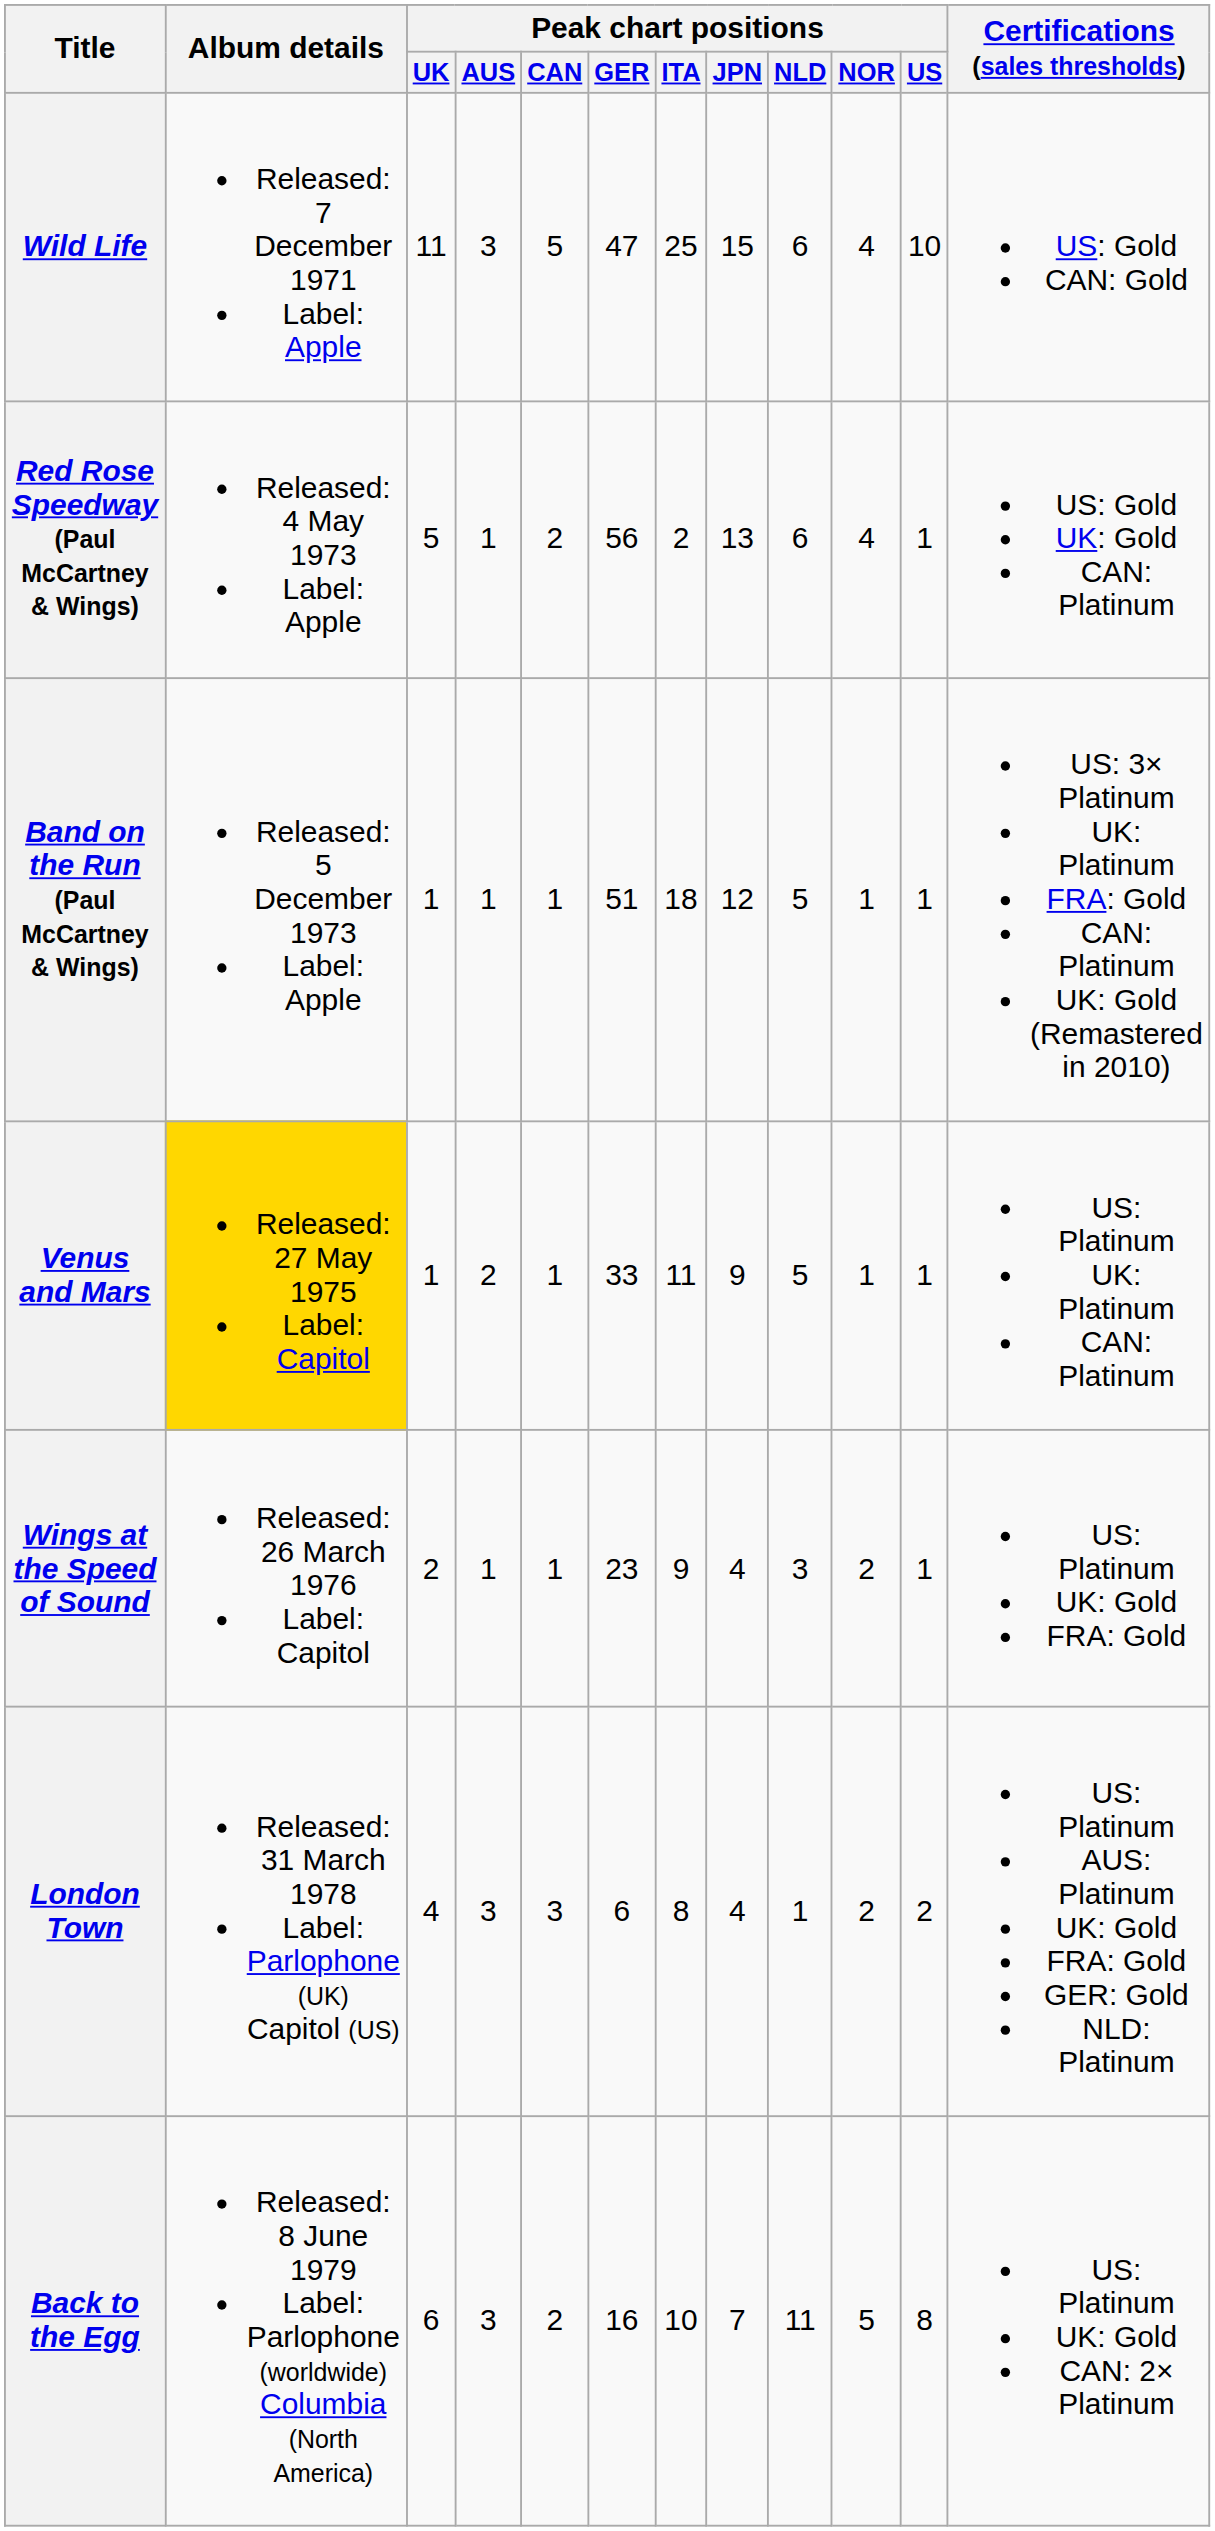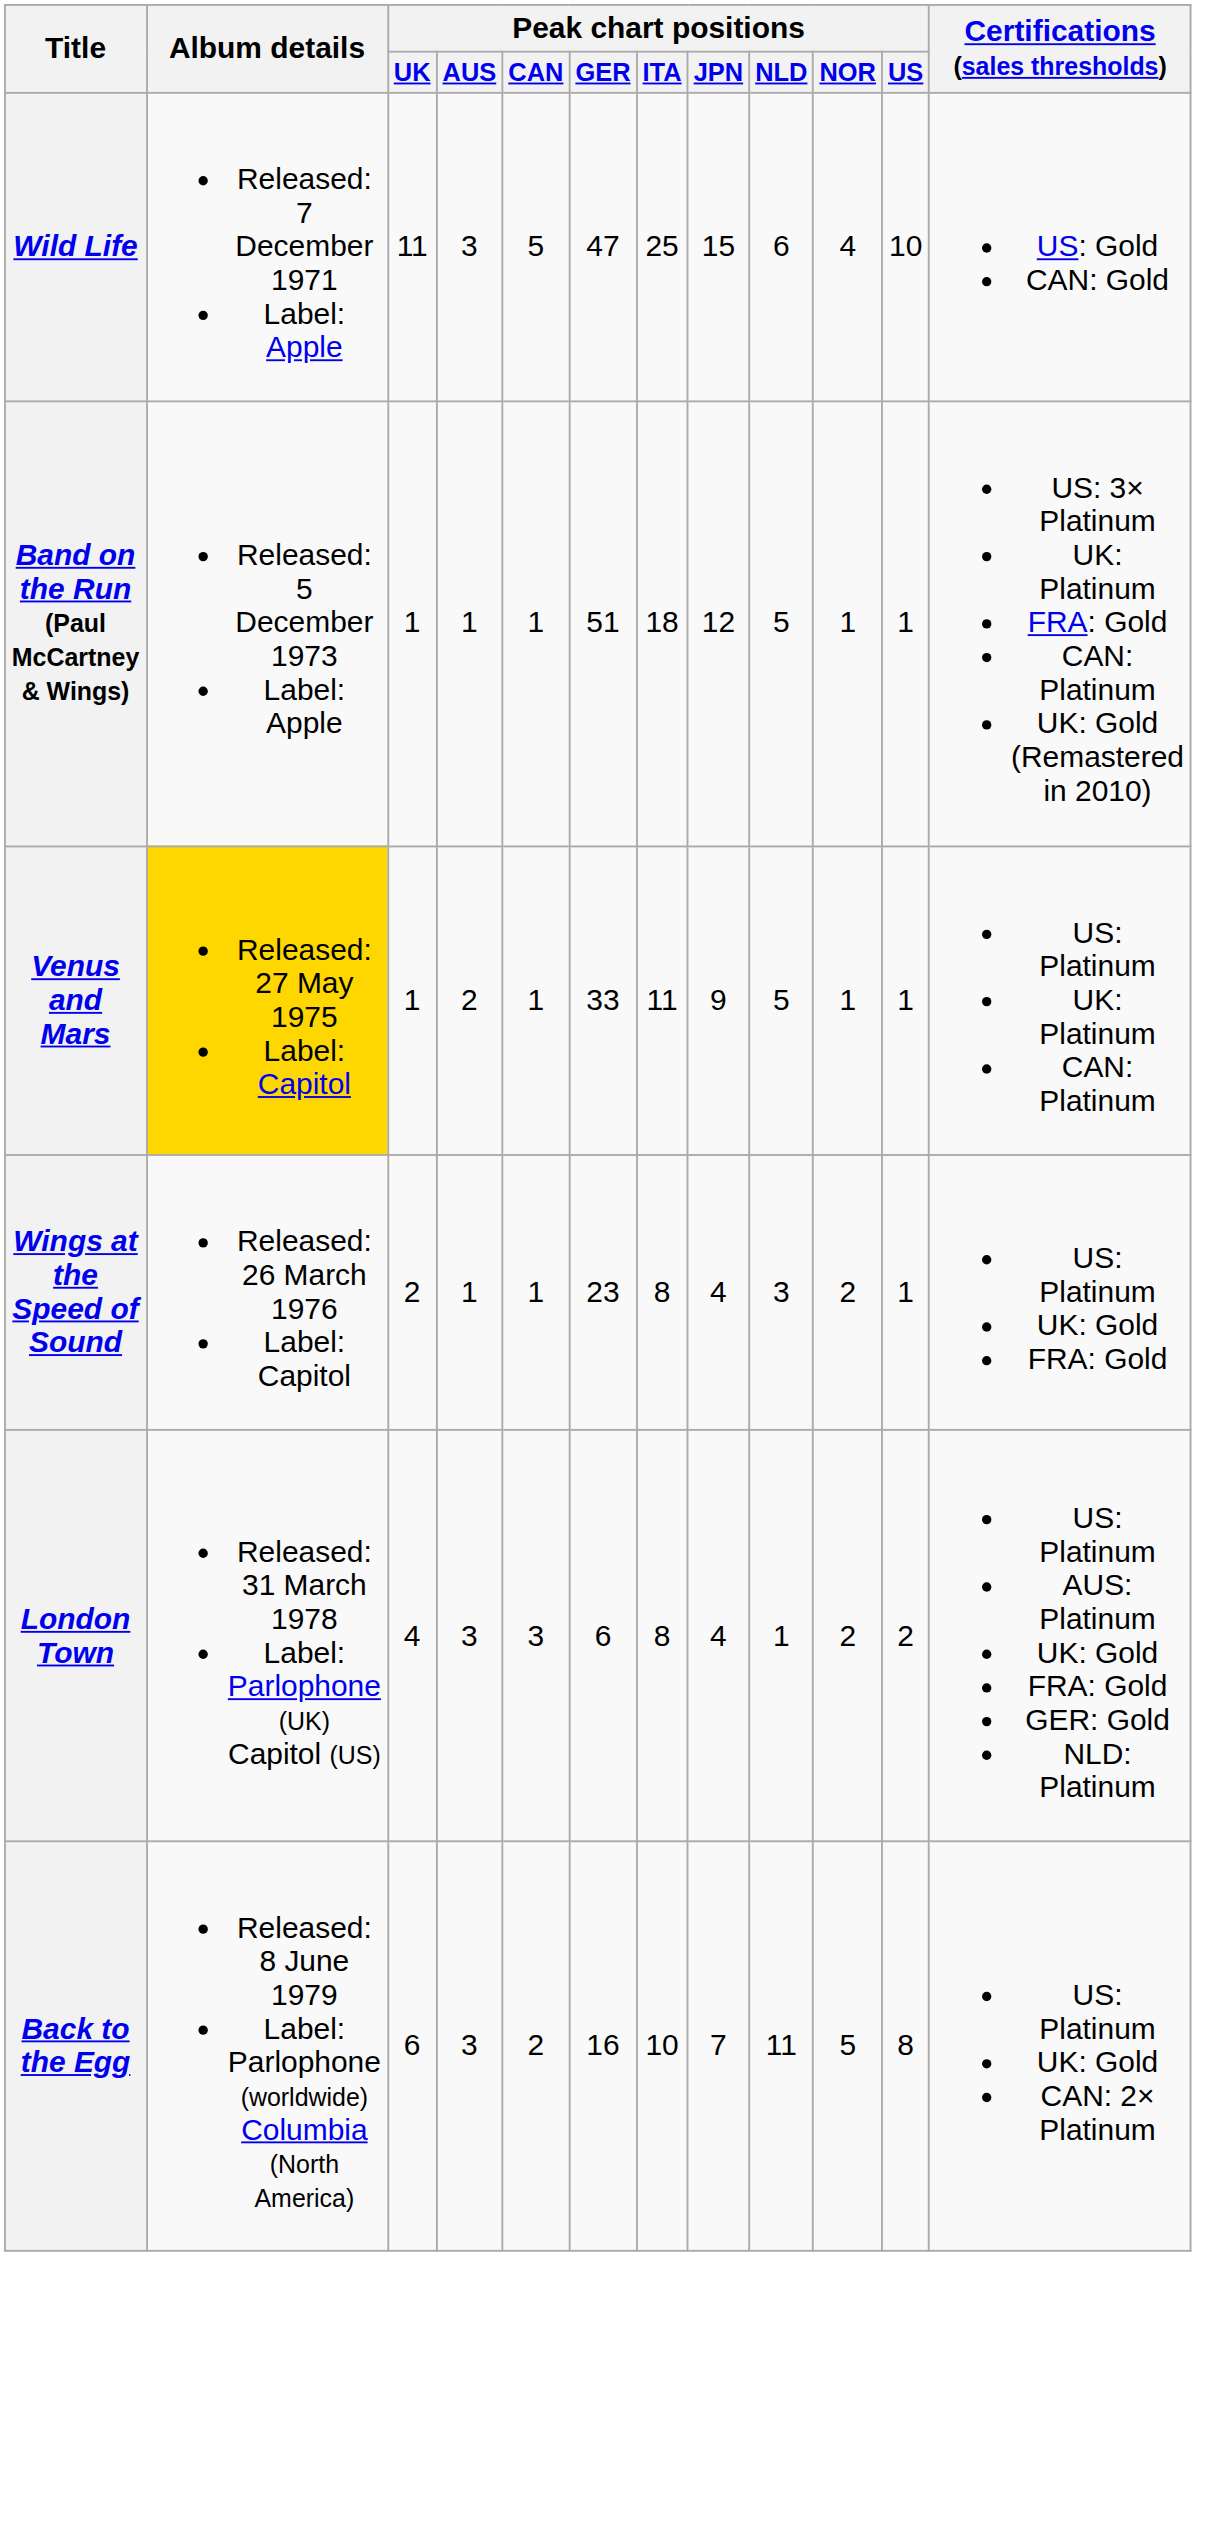- row: (85, 539)
(681, 1567) 9 -> (662, 1292) 8
